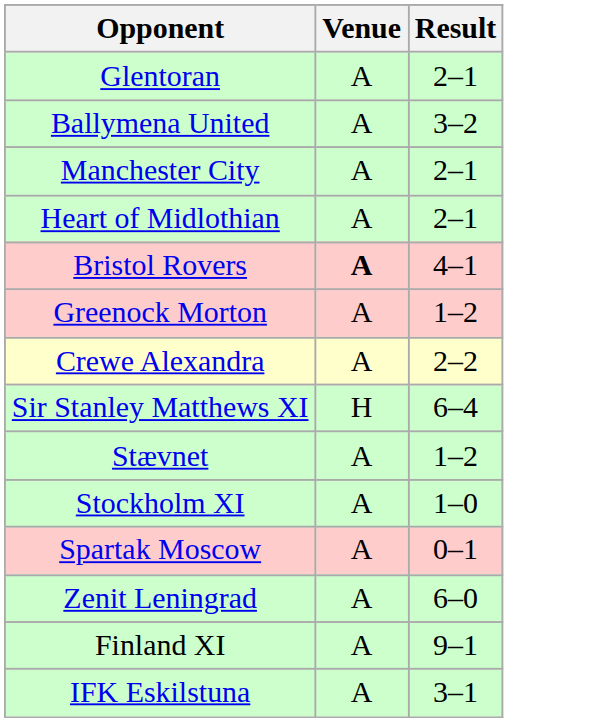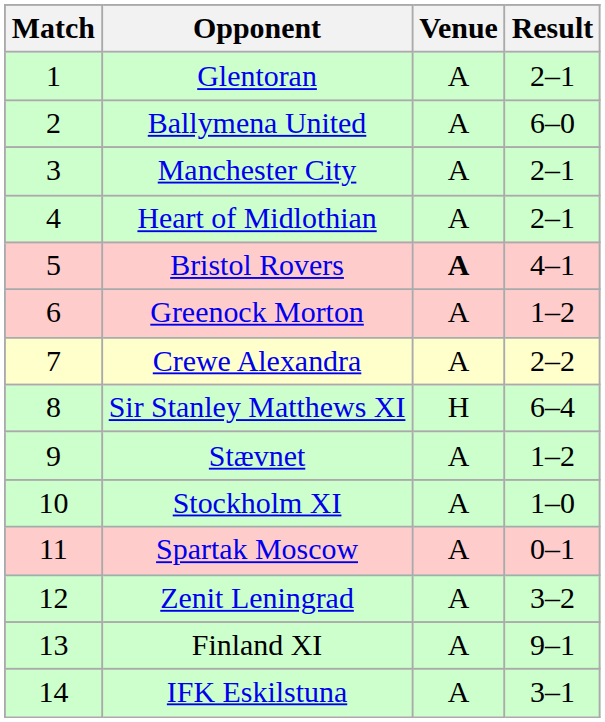+ column: (53, 28)
(456, 123) 3–2 -> (552, 123) 6–0
(456, 597) 6–0 -> (552, 597) 3–2
